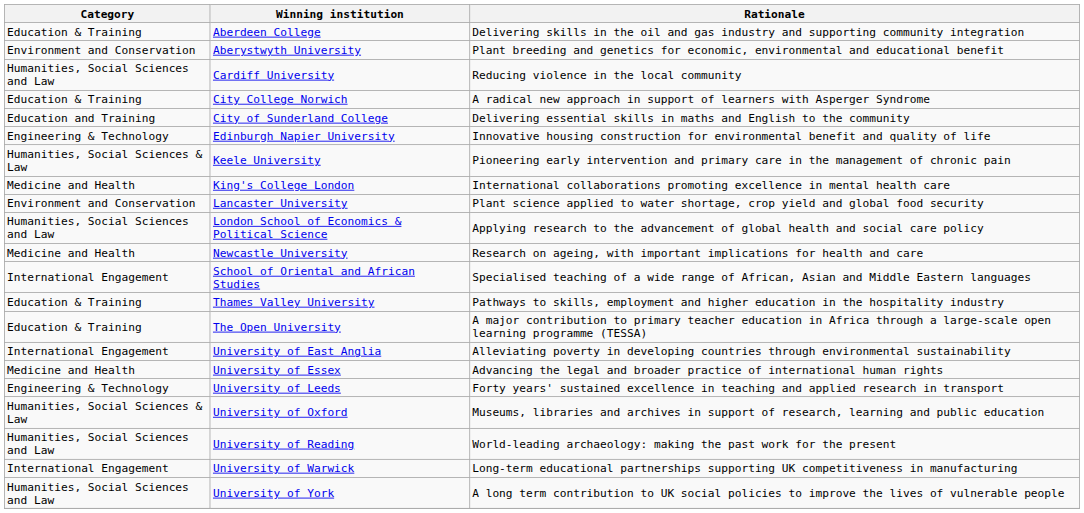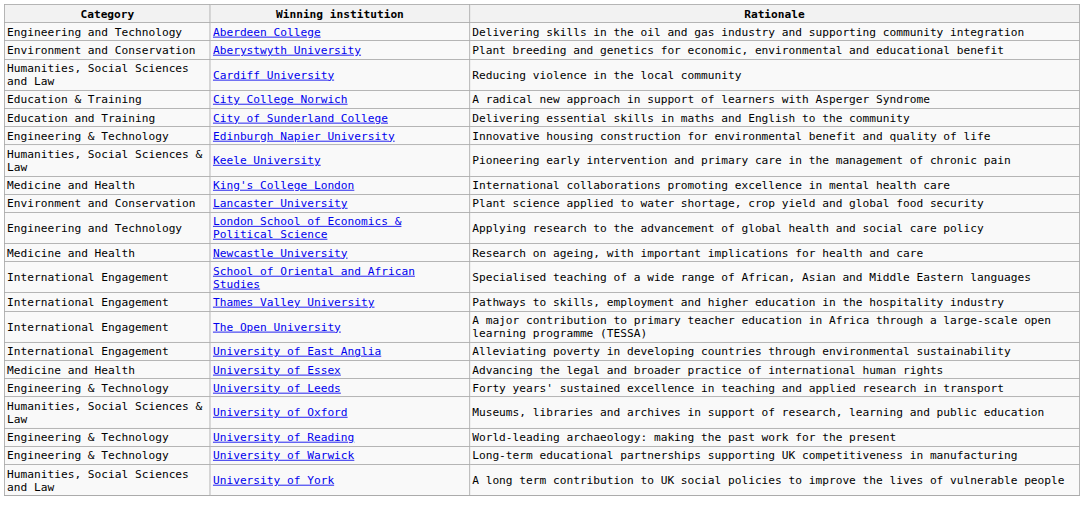(74, 32) Education & Training -> (95, 32) Engineering and Technology
(98, 228) Humanities, Social Sciences and Law -> (95, 228) Engineering and Technology
(74, 302) Education & Training -> (88, 302) International Engagement
(74, 327) Education & Training -> (88, 327) International Engagement
(98, 444) Humanities, Social Sciences and Law -> (88, 437) Engineering & Technology
(88, 468) International Engagement -> (88, 455) Engineering & Technology
